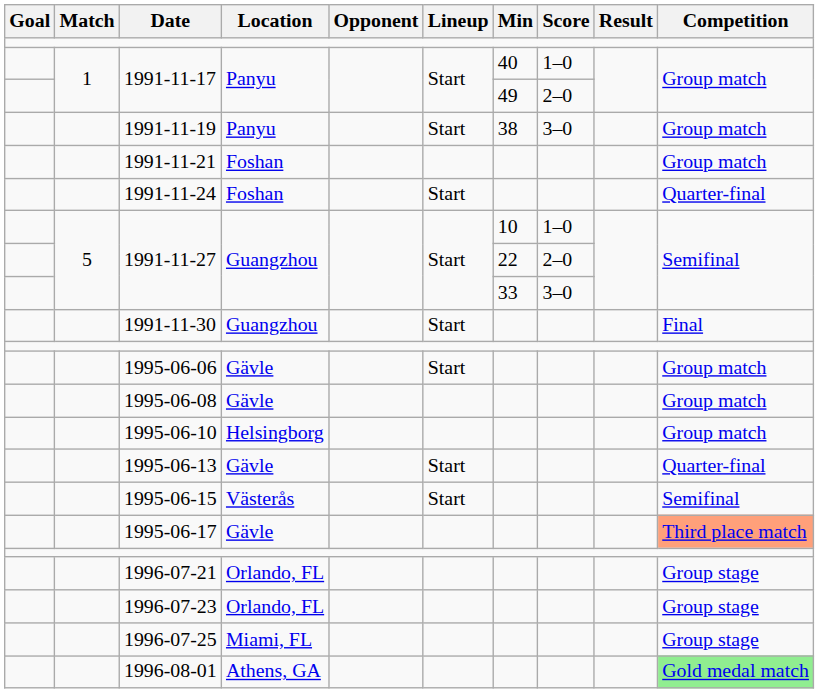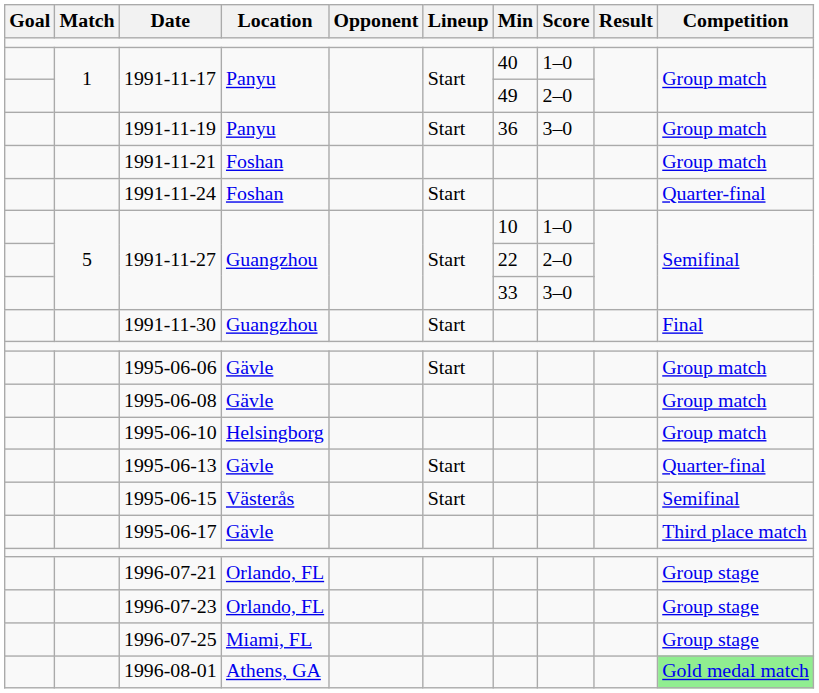(508, 128) 38 -> (508, 128) 36
(734, 531) lightsalmon background -> (734, 531) no background
